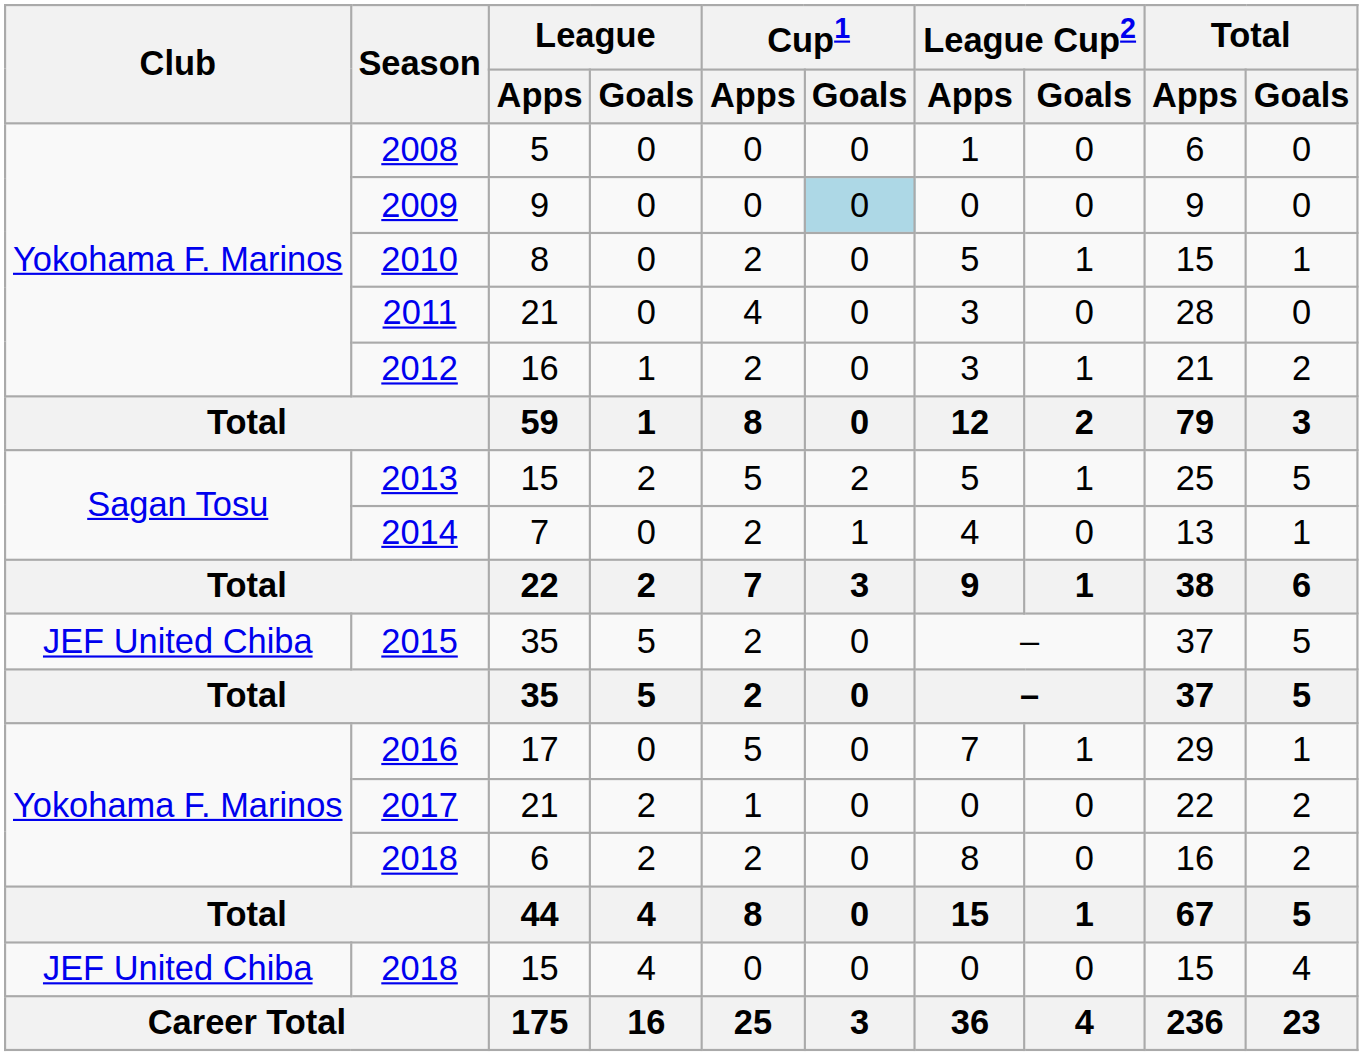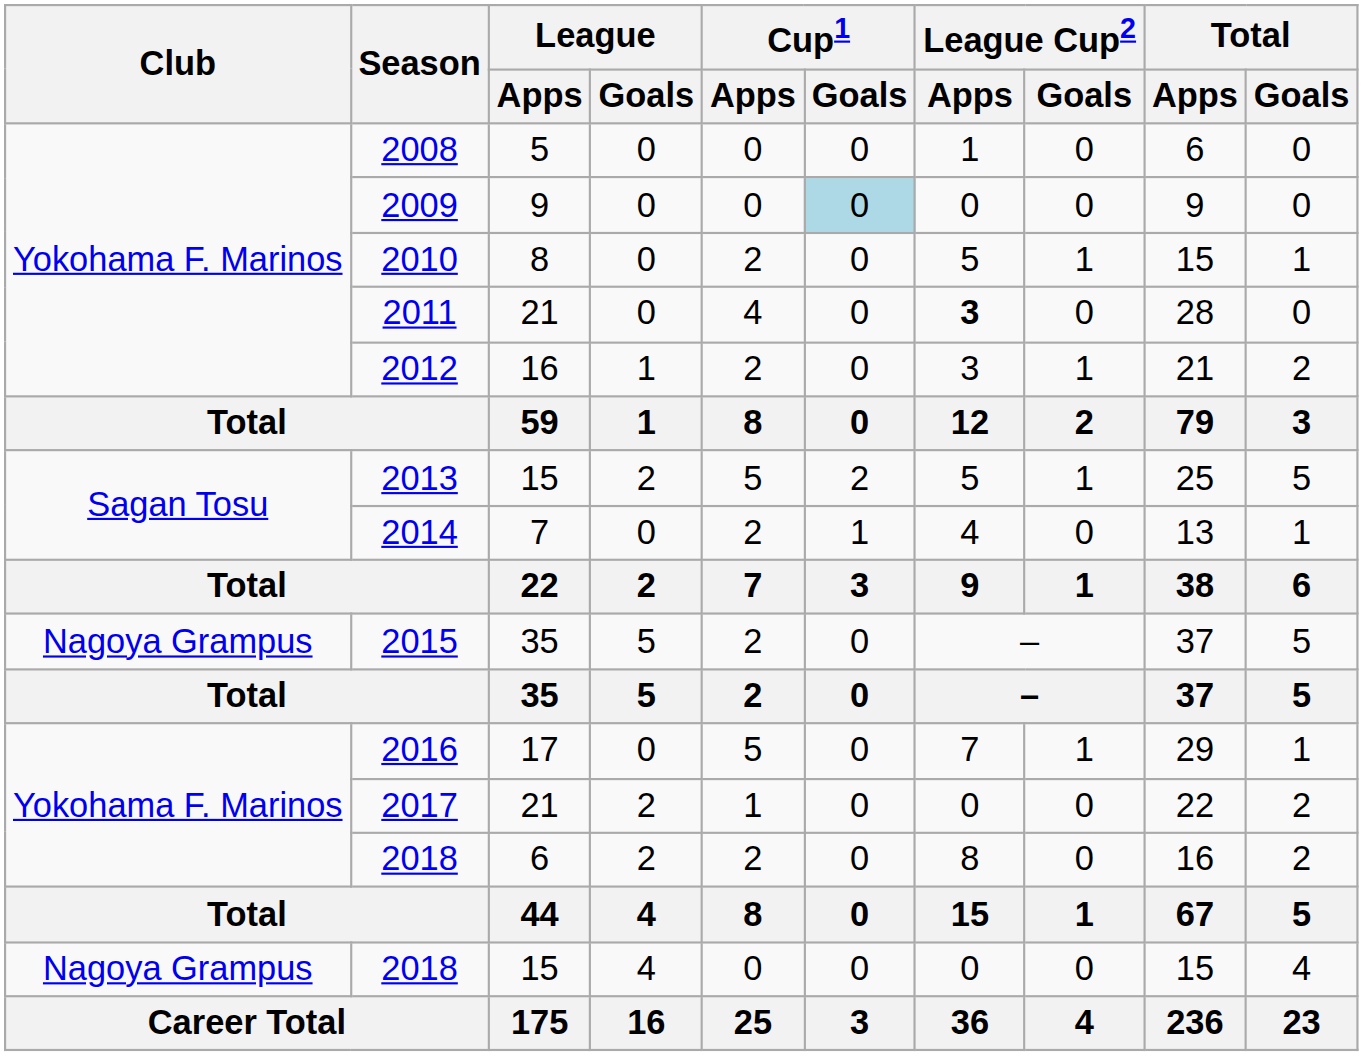(970, 313) normal -> (970, 313) bold
(178, 641) JEF United Chiba -> (178, 641) Nagoya Grampus
(178, 968) JEF United Chiba -> (178, 968) Nagoya Grampus
